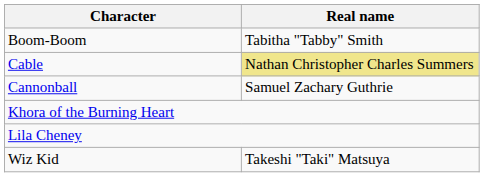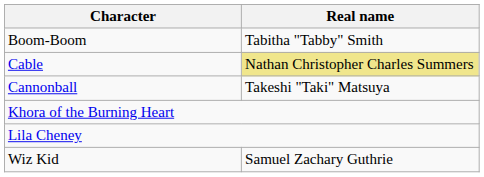(319, 87) Samuel Zachary Guthrie -> (317, 87) Takeshi "Taki" Matsuya
(317, 159) Takeshi "Taki" Matsuya -> (319, 159) Samuel Zachary Guthrie
